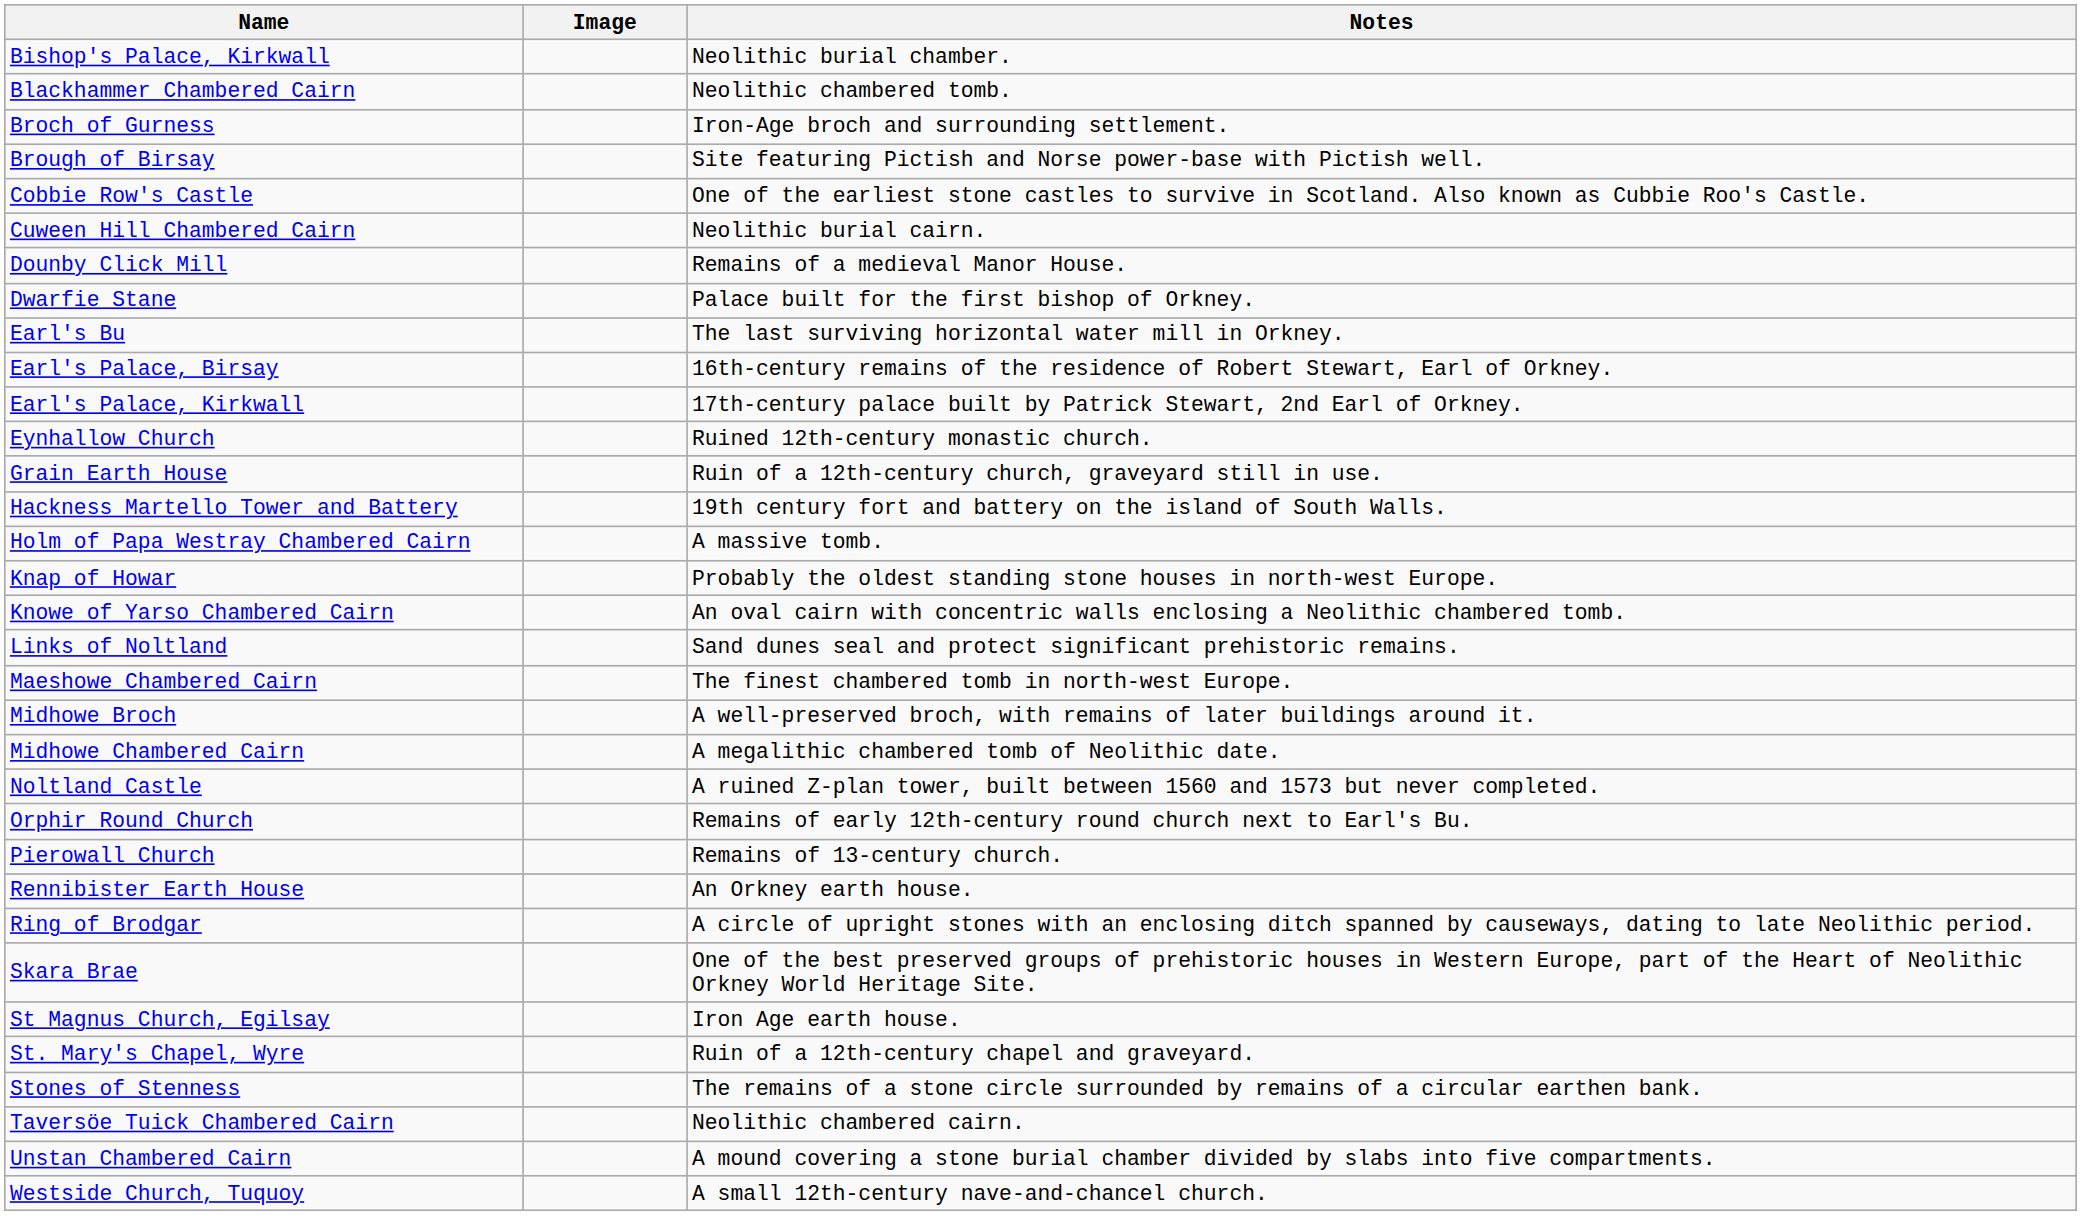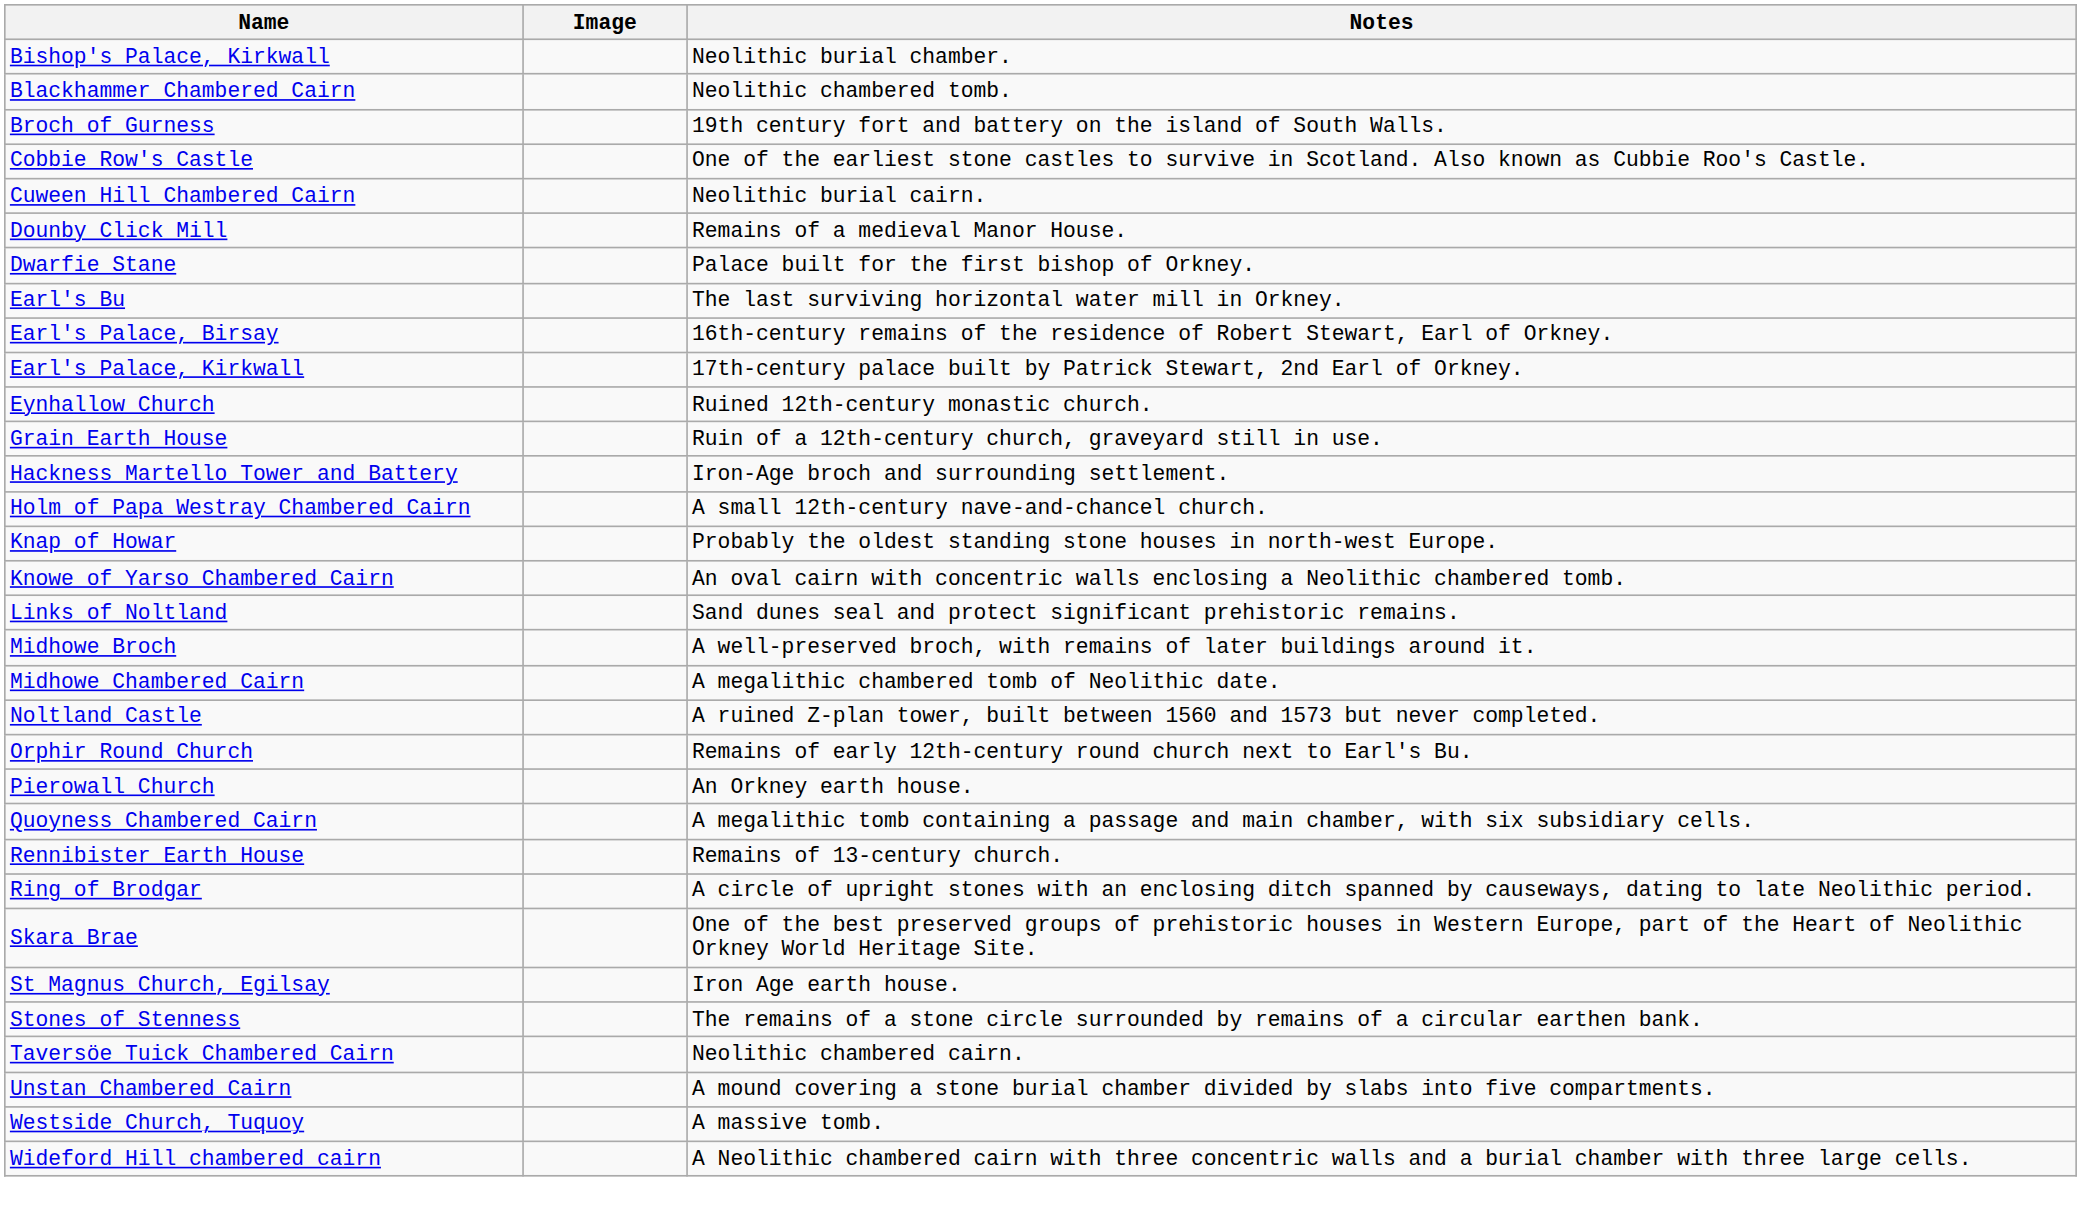(961, 126) Iron-Age broch and surrounding settlement. -> (1069, 126) 19th century fort and battery on the island of South Walls.
- row: (112, 161)
(1069, 509) 19th century fort and battery on the island of South Walls. -> (961, 474) Iron-Age broch and surrounding settlement.
(788, 543) A massive tomb. -> (980, 509) A small 12th-century nave-and-chancel church.
- row: (163, 682)
(878, 856) Remains of 13-century church. -> (833, 787) An Orkney earth house.
+ row: (163, 821)
(833, 891) An Orkney earth house. -> (878, 856) Remains of 13-century church.
- row: (157, 1054)
(980, 1193) A small 12th-century nave-and-chancel church. -> (788, 1124) A massive tomb.
+ row: (195, 1159)
